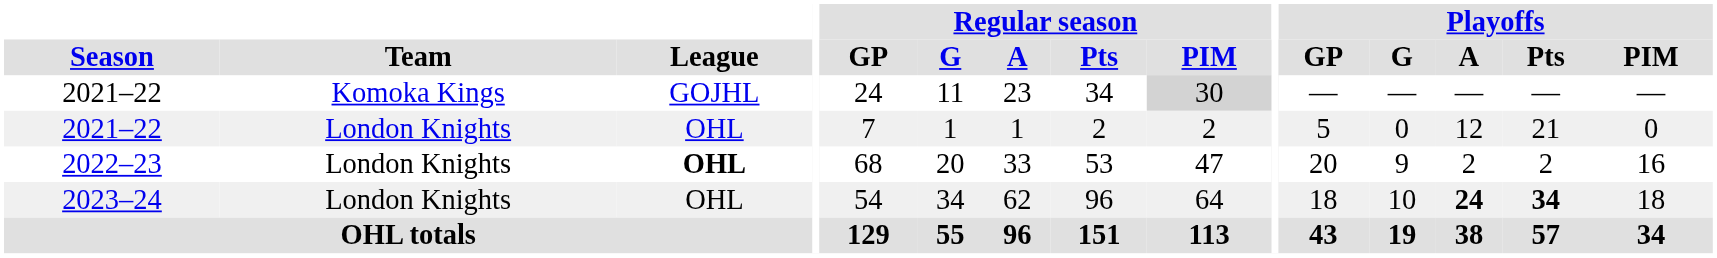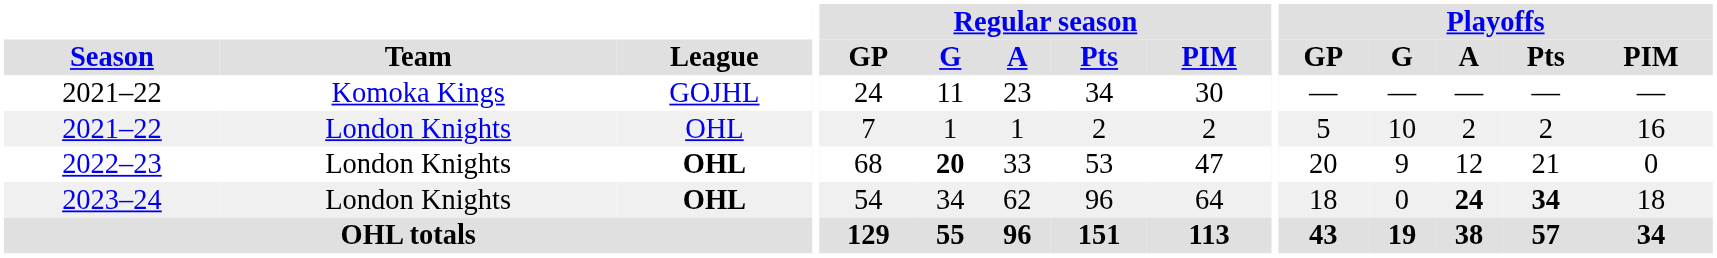(1209, 92) lightgrey background -> (1209, 92) no background
(1402, 128) 0 -> (1402, 128) 10
(1469, 128) 12 -> (1469, 128) 2
(1546, 128) 21 -> (1546, 128) 2
(1651, 128) 0 -> (1651, 128) 16
(950, 163) normal -> (950, 163) bold
(1469, 163) 2 -> (1469, 163) 12
(1546, 163) 2 -> (1546, 163) 21
(1651, 163) 16 -> (1651, 163) 0
(714, 199) normal -> (714, 199) bold
(1402, 199) 10 -> (1402, 199) 0
